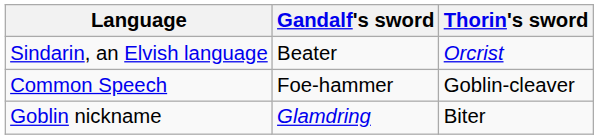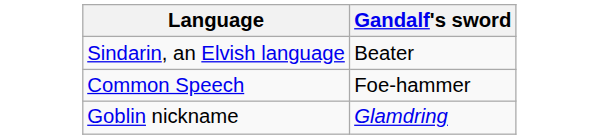- column: (516, 20)
